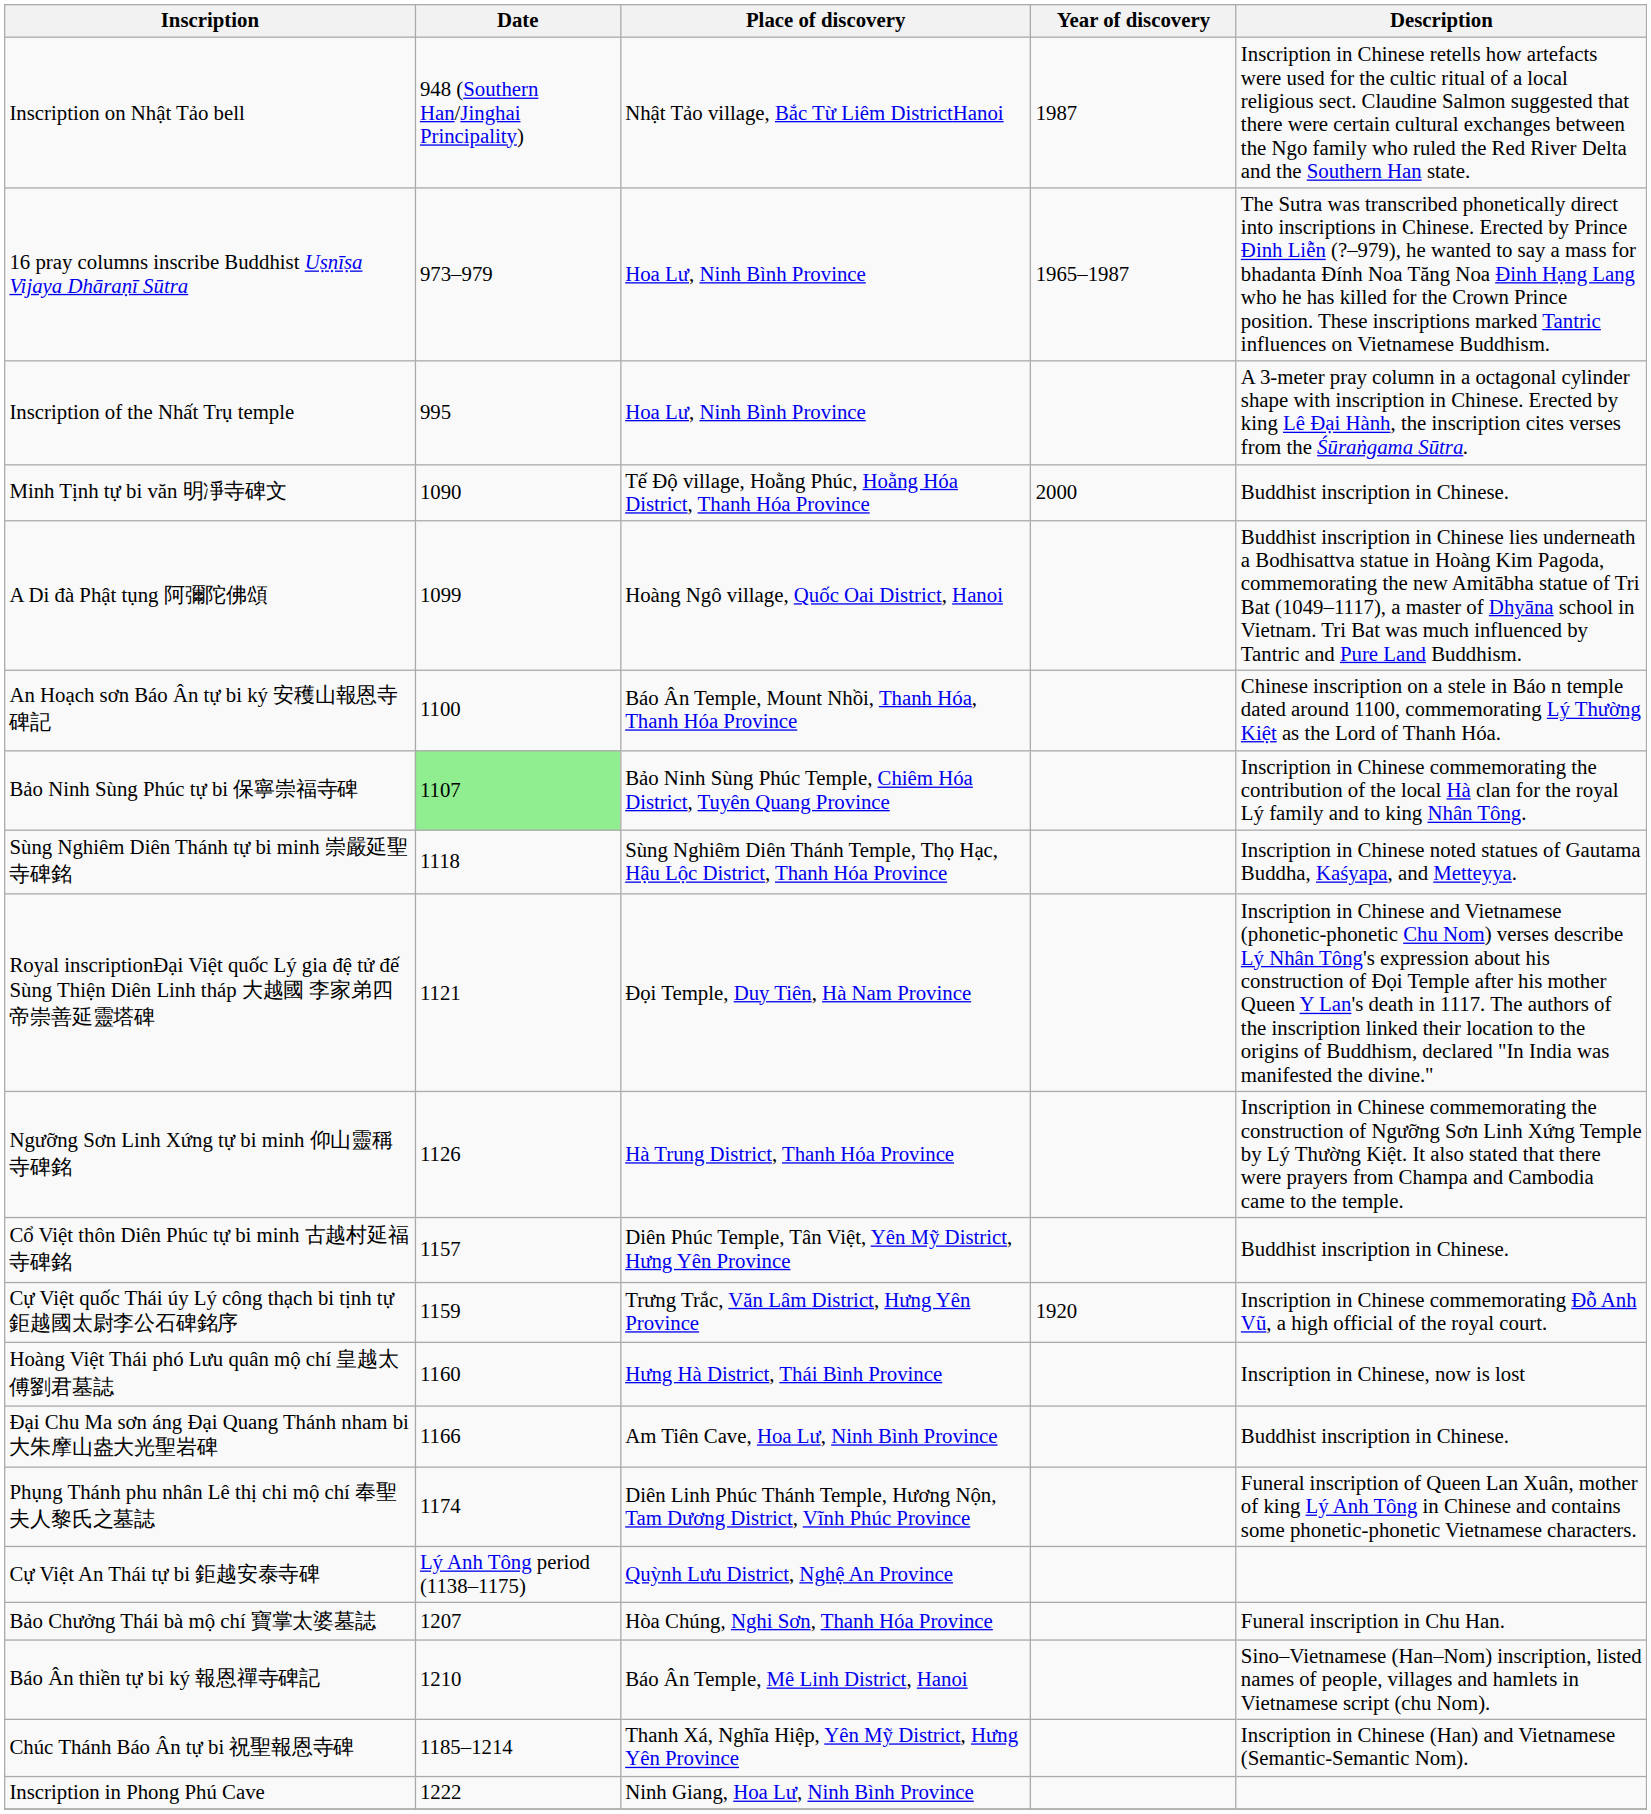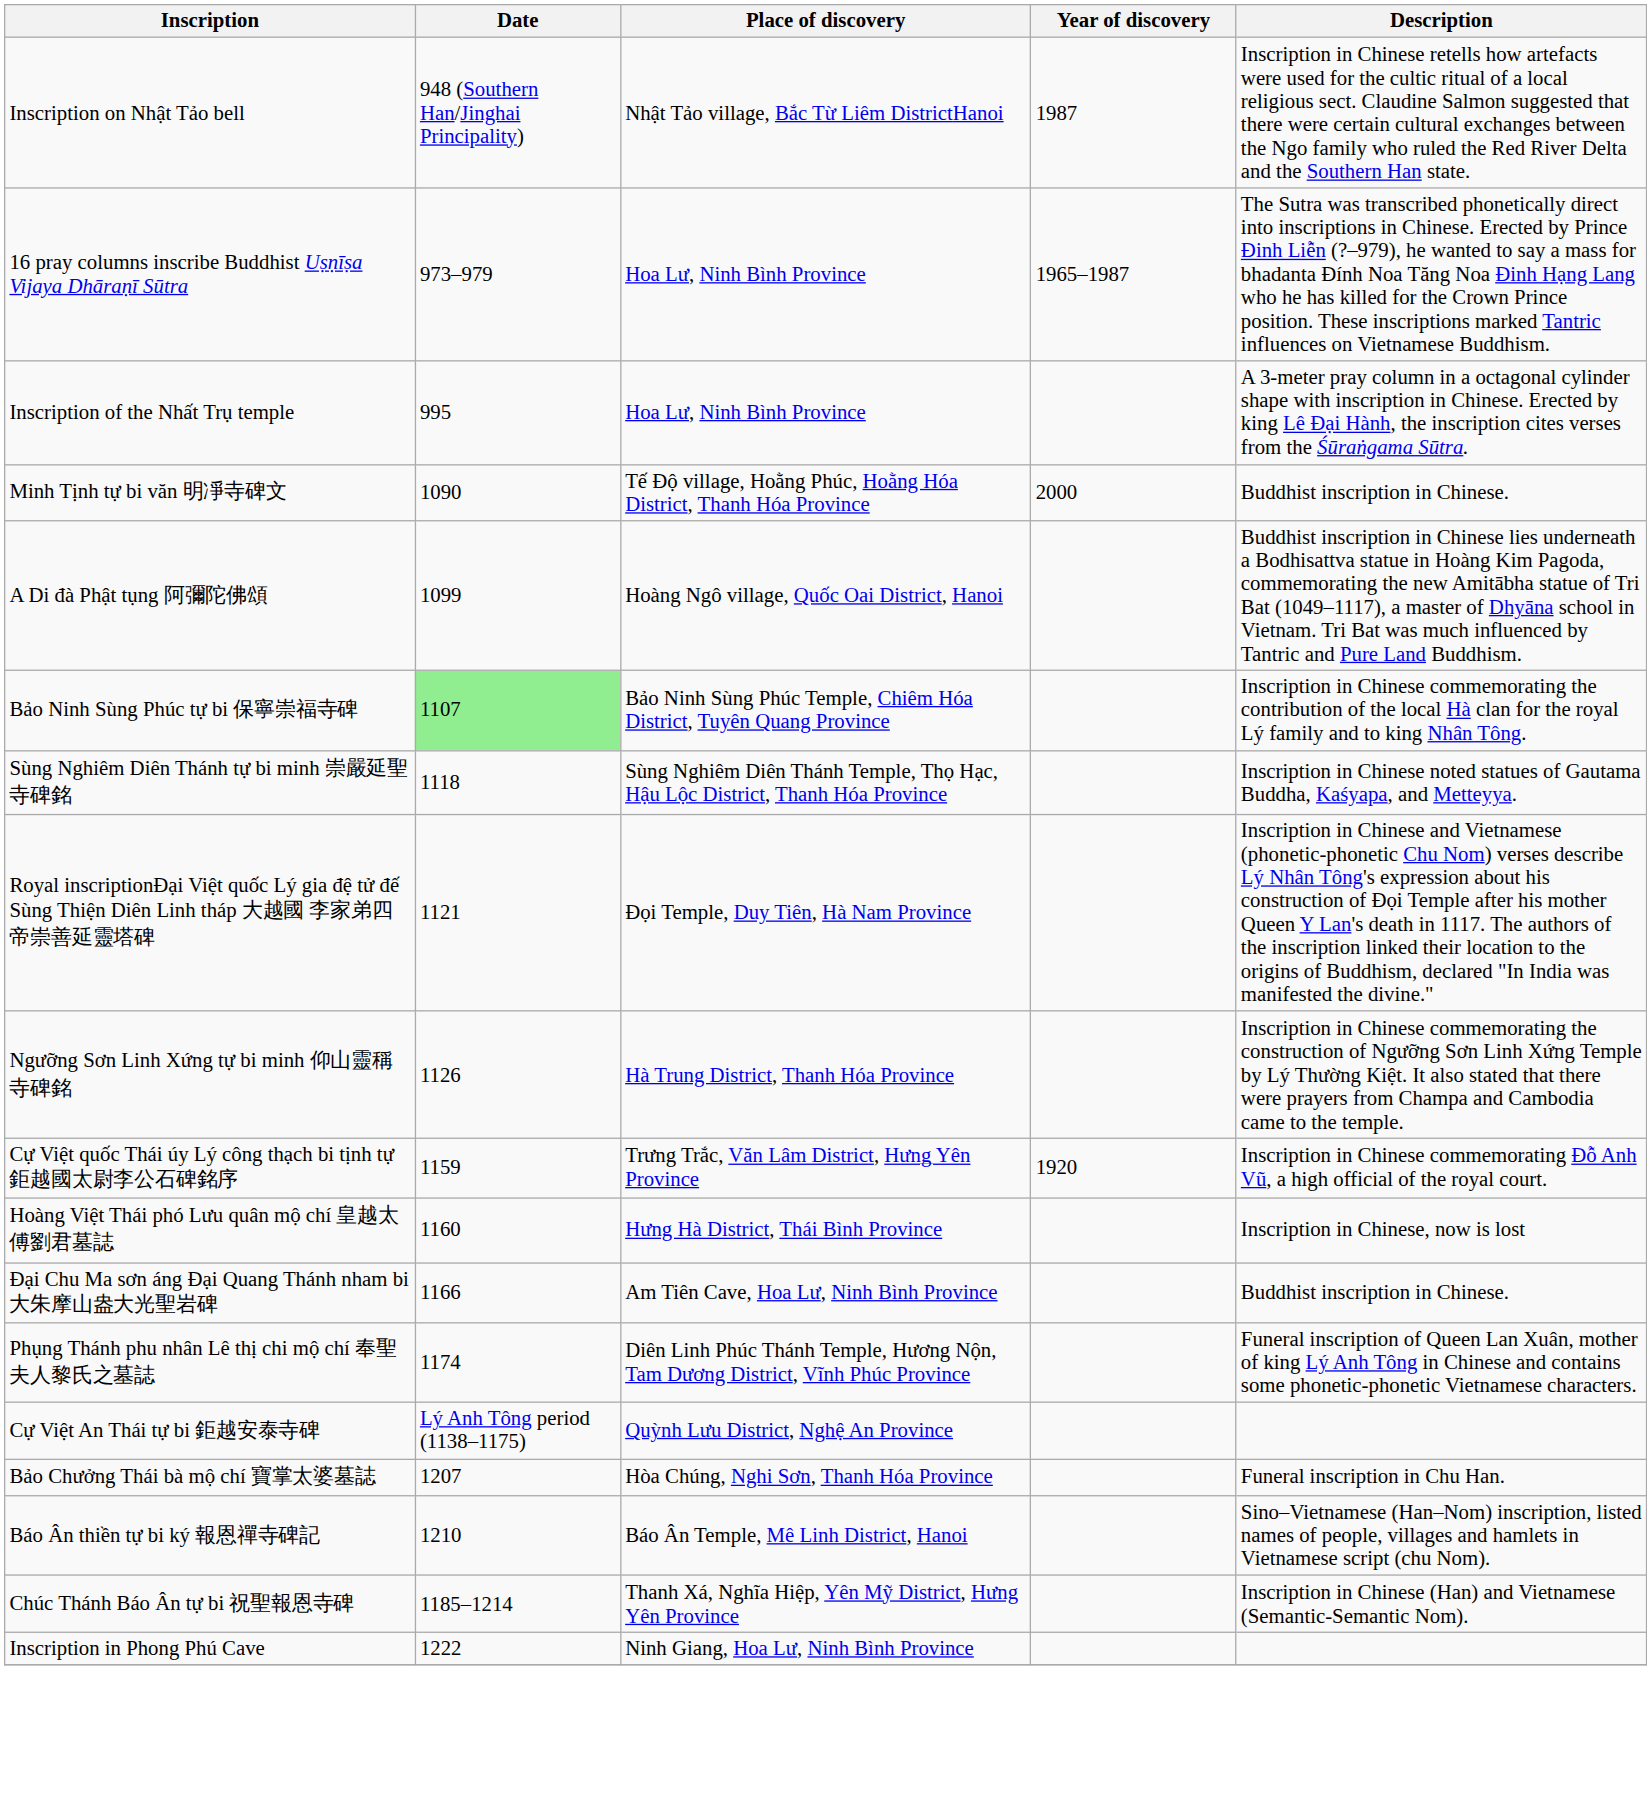- row: (204, 709)
- row: (209, 1249)
